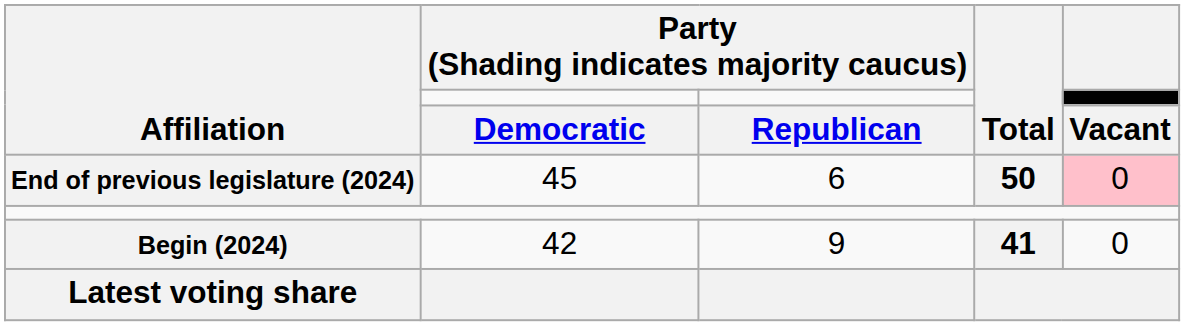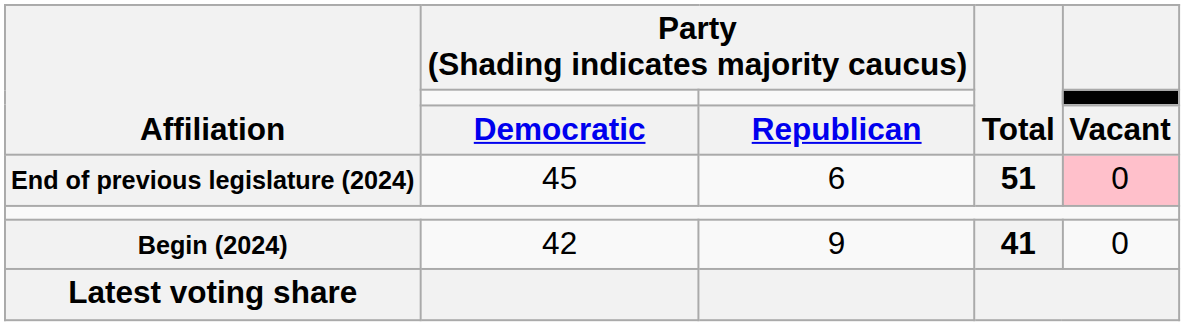(1018, 179) 50 -> (1018, 179) 51
